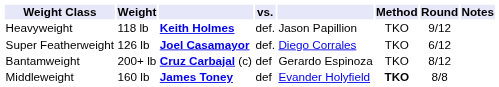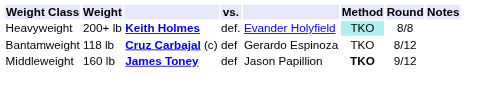(133, 28) 118 lb -> (102, 28) 200+ lb
(318, 28) Jason Papillion -> (290, 28) Evander Holyfield
(397, 28) no background -> (362, 28) paleturquoise background
(440, 28) 9/12 -> (405, 28) 8/8
- row: (60, 45)
(137, 61) 200+ lb -> (99, 45) 118 lb
(324, 77) Evander Holyfield -> (283, 61) Jason Papillion
(440, 77) 8/8 -> (405, 61) 9/12
